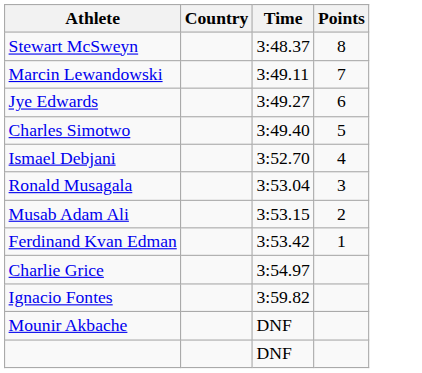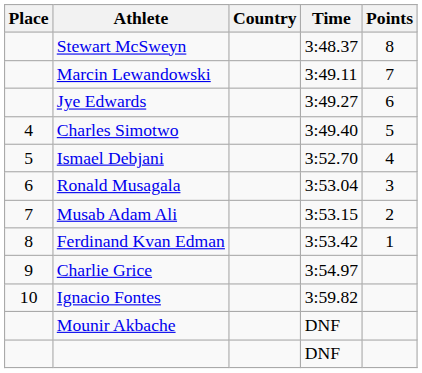+ column: (29, 18)
